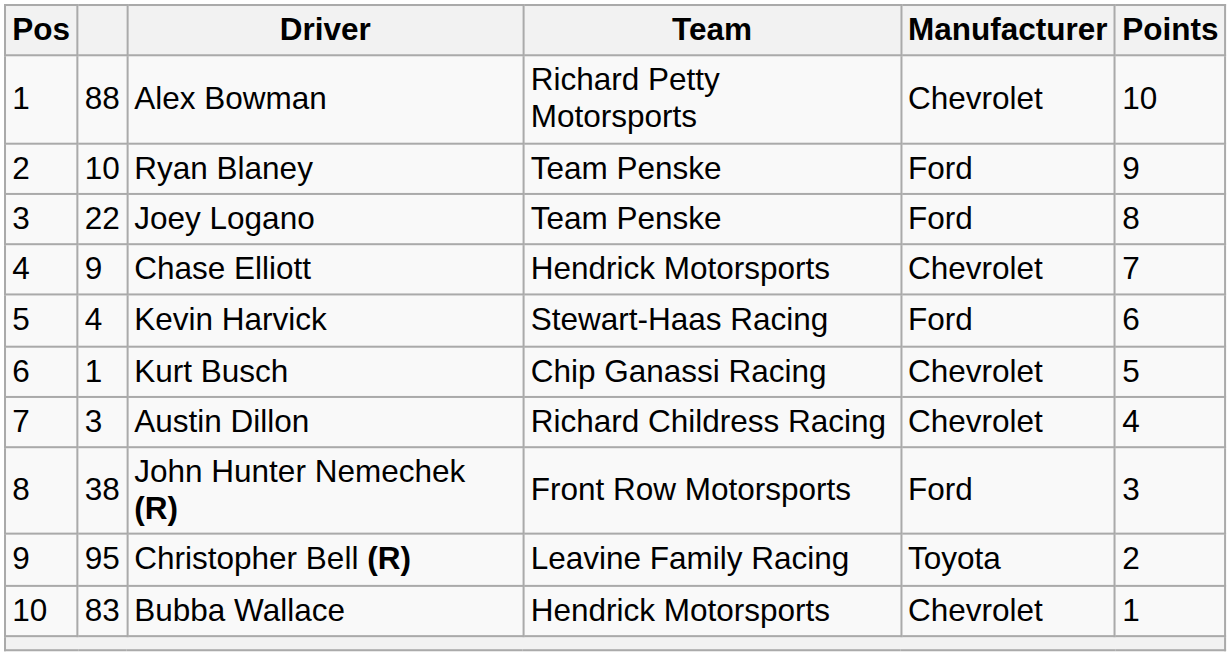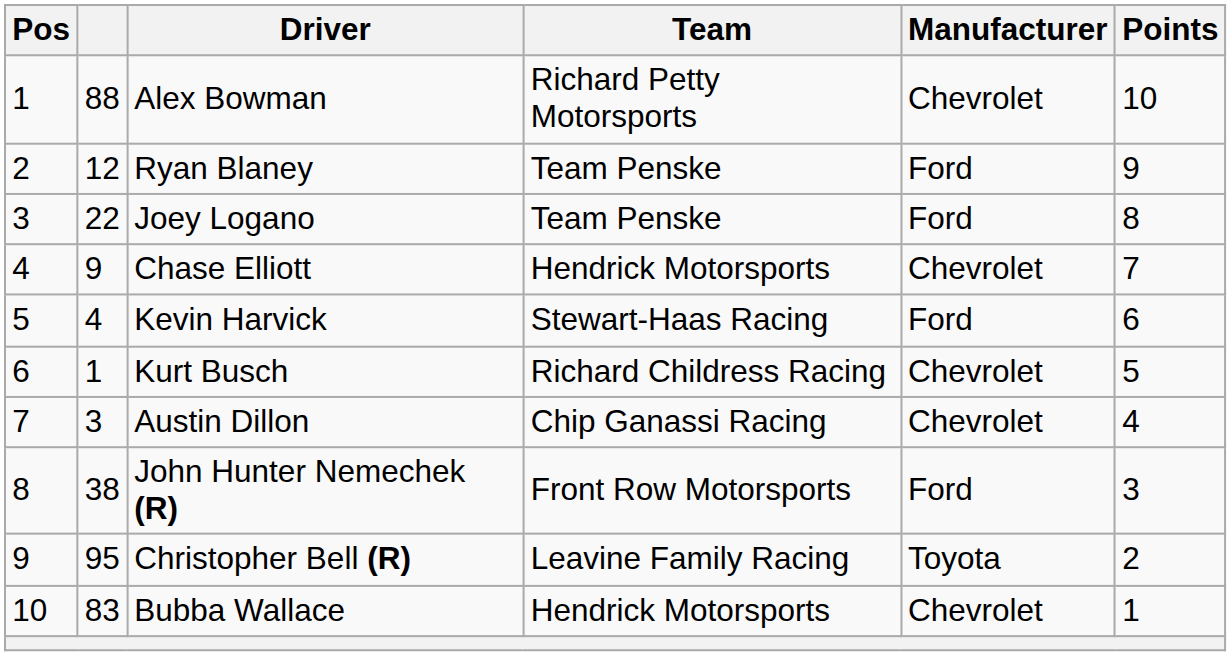(102, 167) 10 -> (102, 167) 12
(679, 370) Chip Ganassi Racing -> (708, 370) Richard Childress Racing
(708, 420) Richard Childress Racing -> (679, 420) Chip Ganassi Racing
